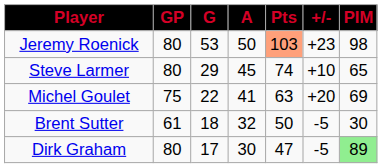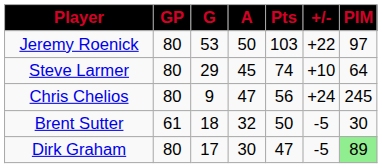(284, 44) lightsalmon background -> (284, 44) no background
(321, 44) +23 -> (321, 44) +22
(359, 44) 98 -> (359, 44) 97
(359, 70) 65 -> (359, 70) 64
- row: (79, 96)
+ row: (79, 96)
